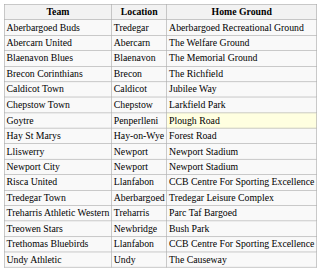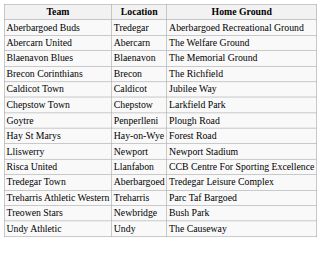(194, 120) lightyellow background -> (194, 120) no background
- row: (33, 167)
- row: (47, 244)
